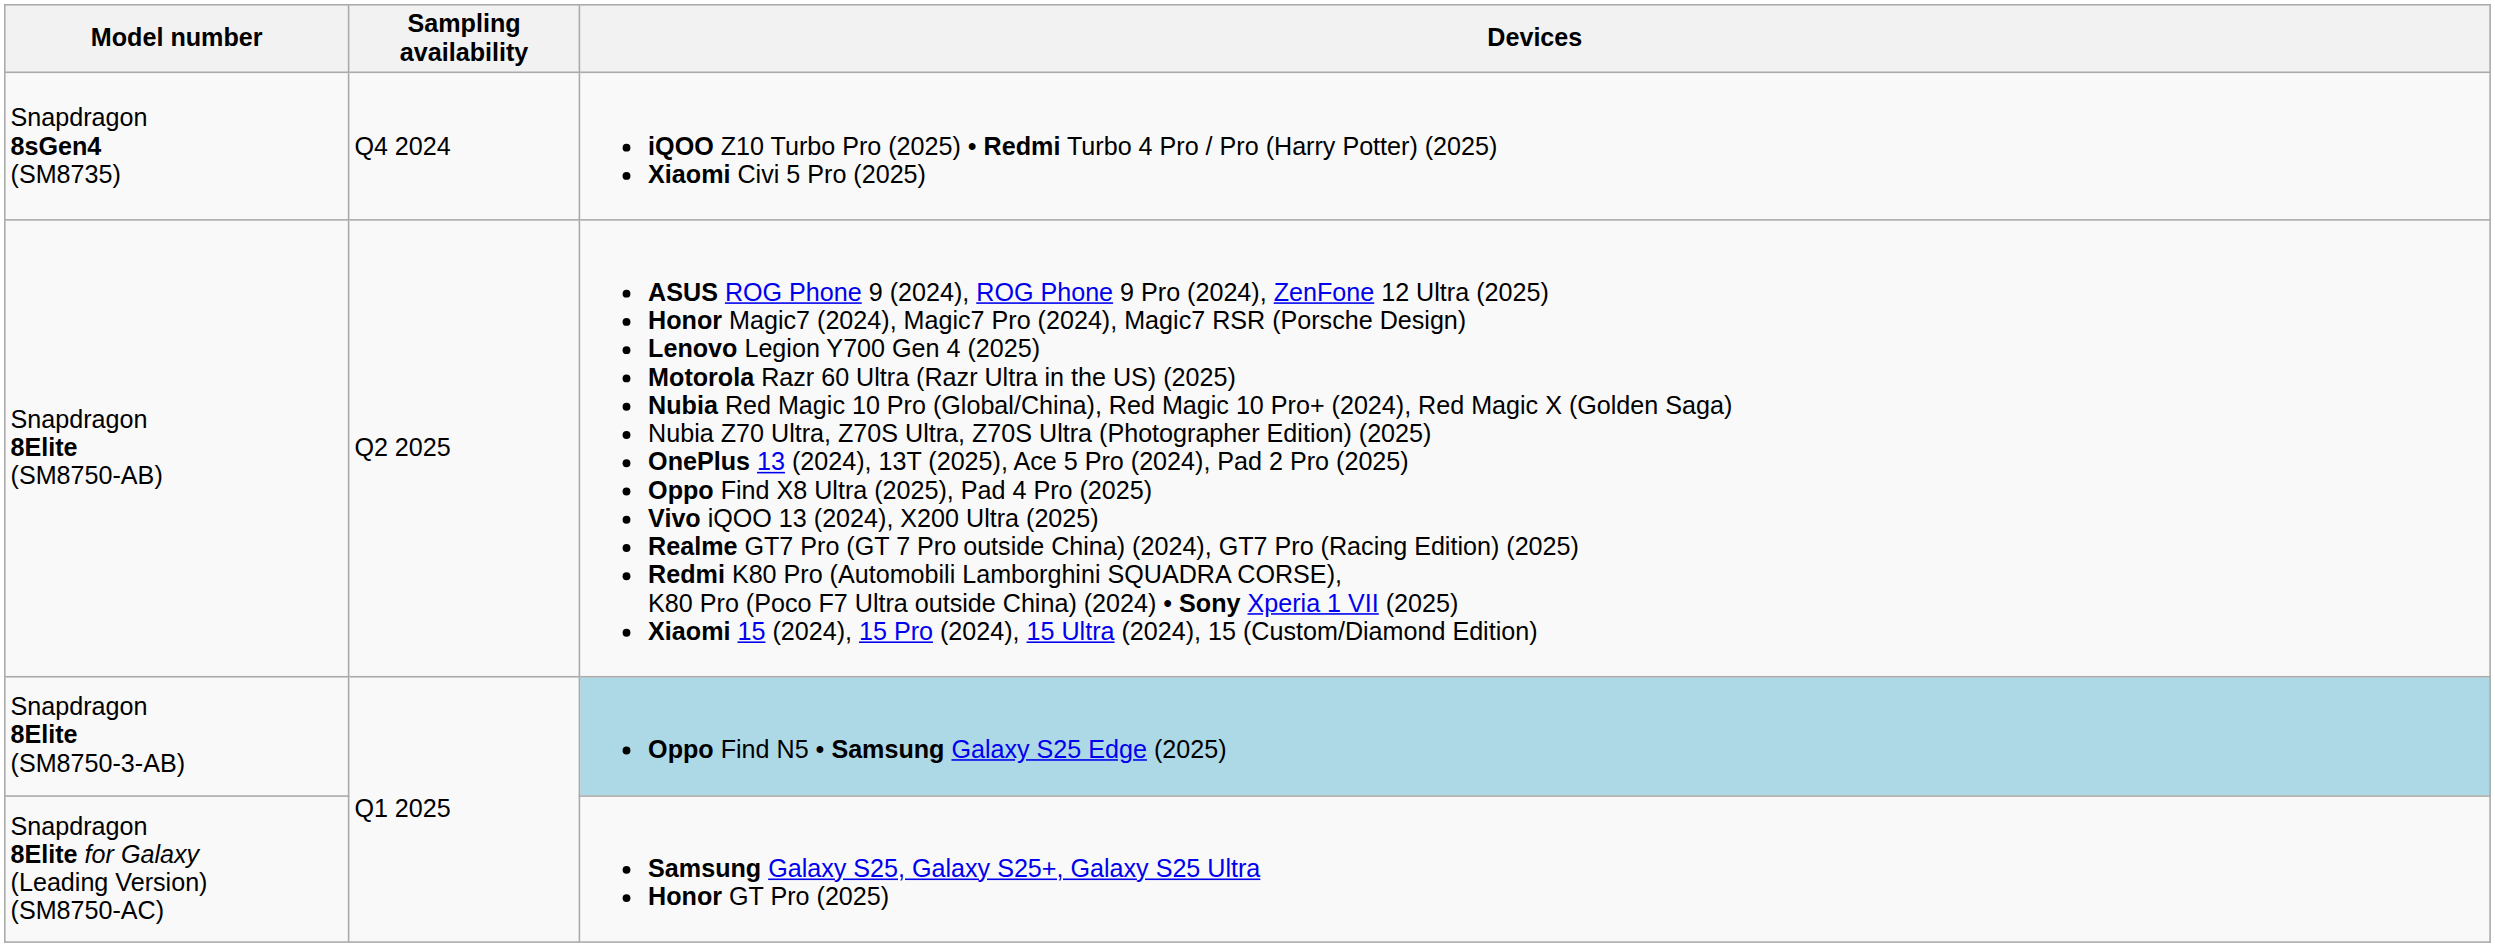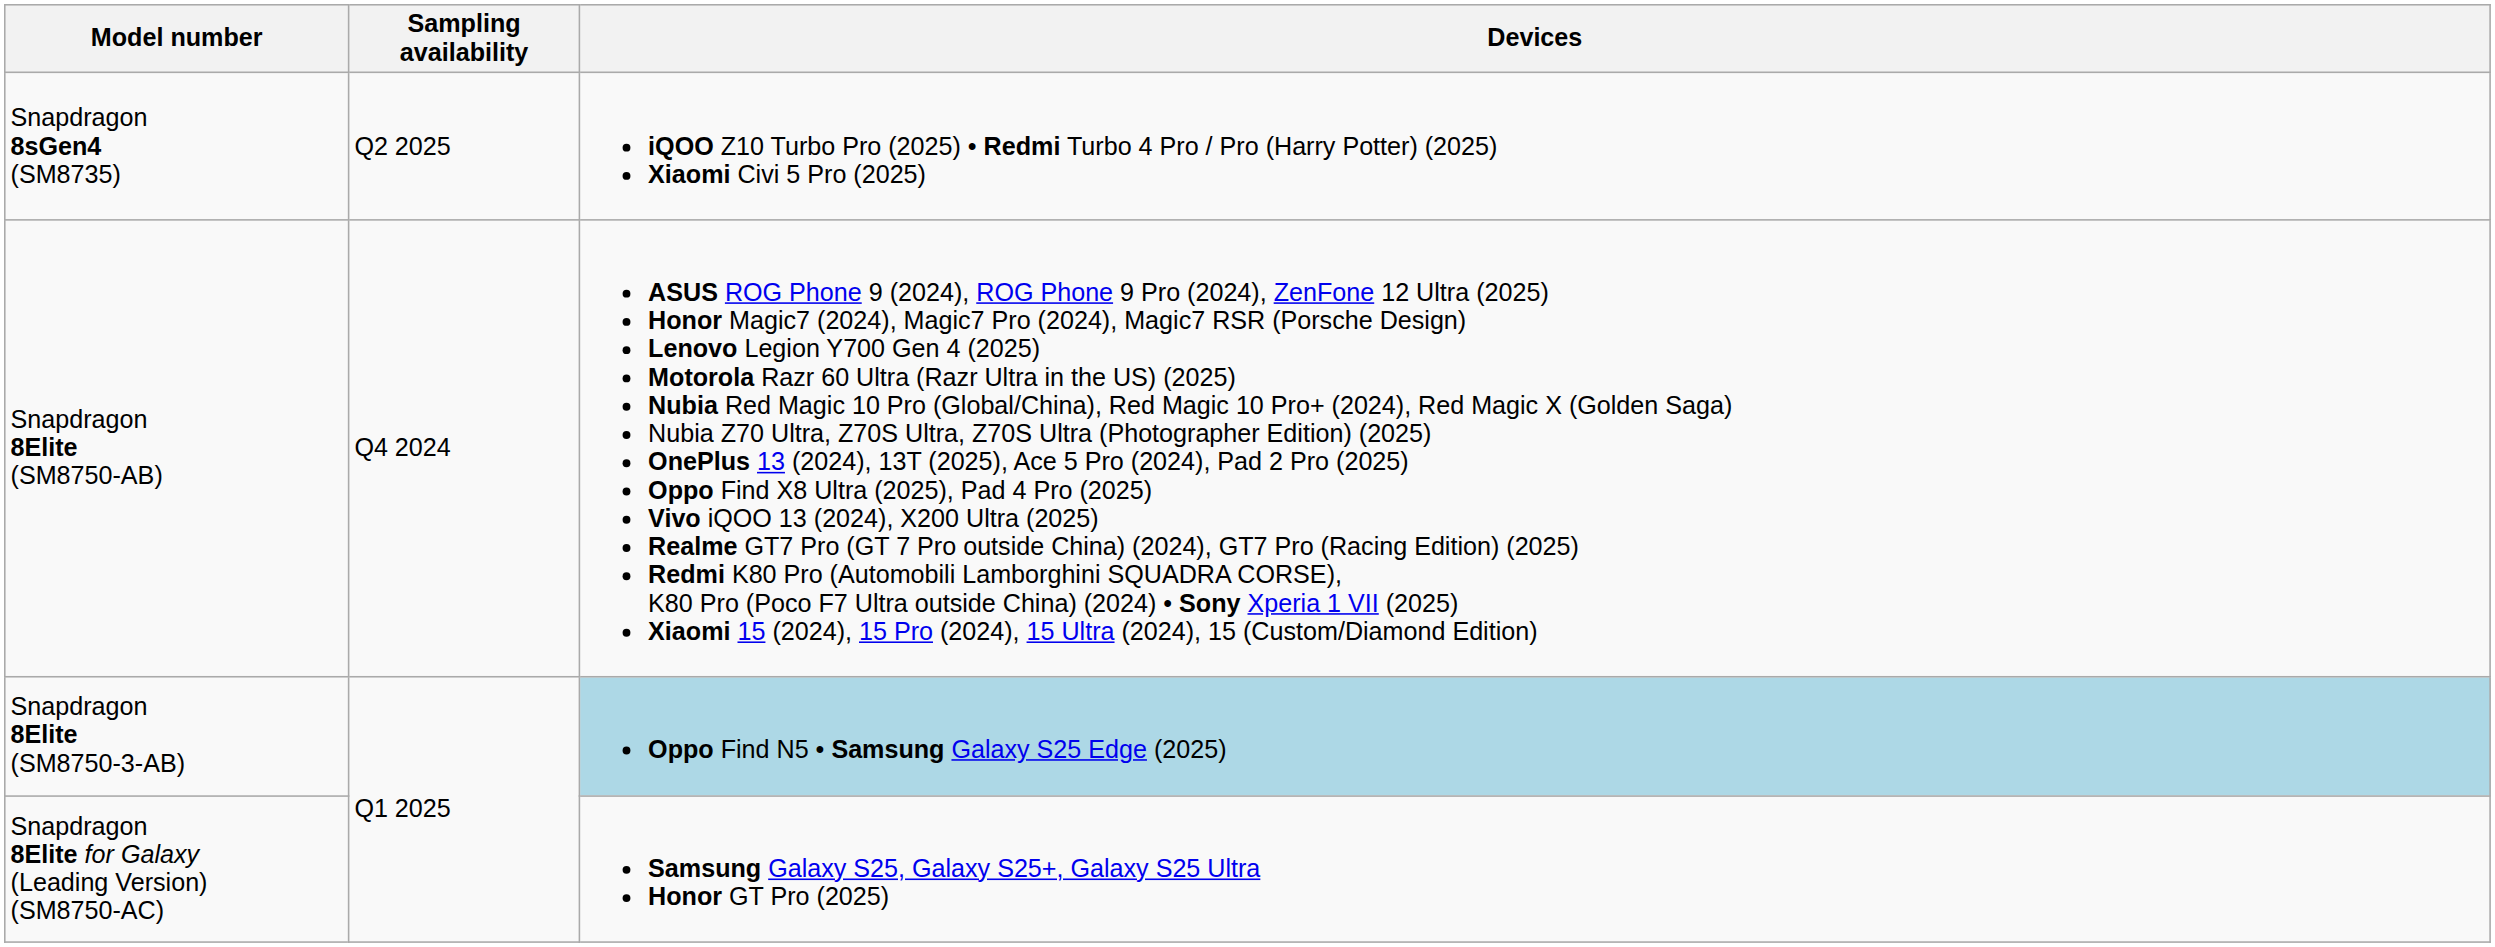(403, 145) Q4 2024 -> (403, 145) Q2 2025
(403, 447) Q2 2025 -> (403, 447) Q4 2024
